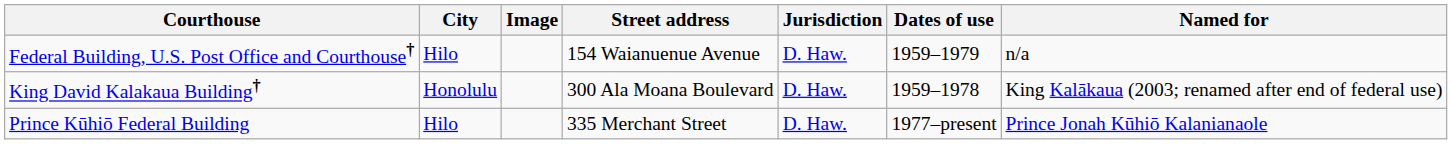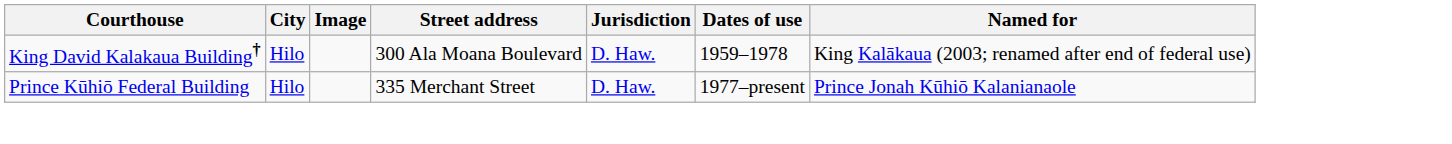- row: (212, 53)
(460, 89) Honolulu -> (287, 53) Hilo
